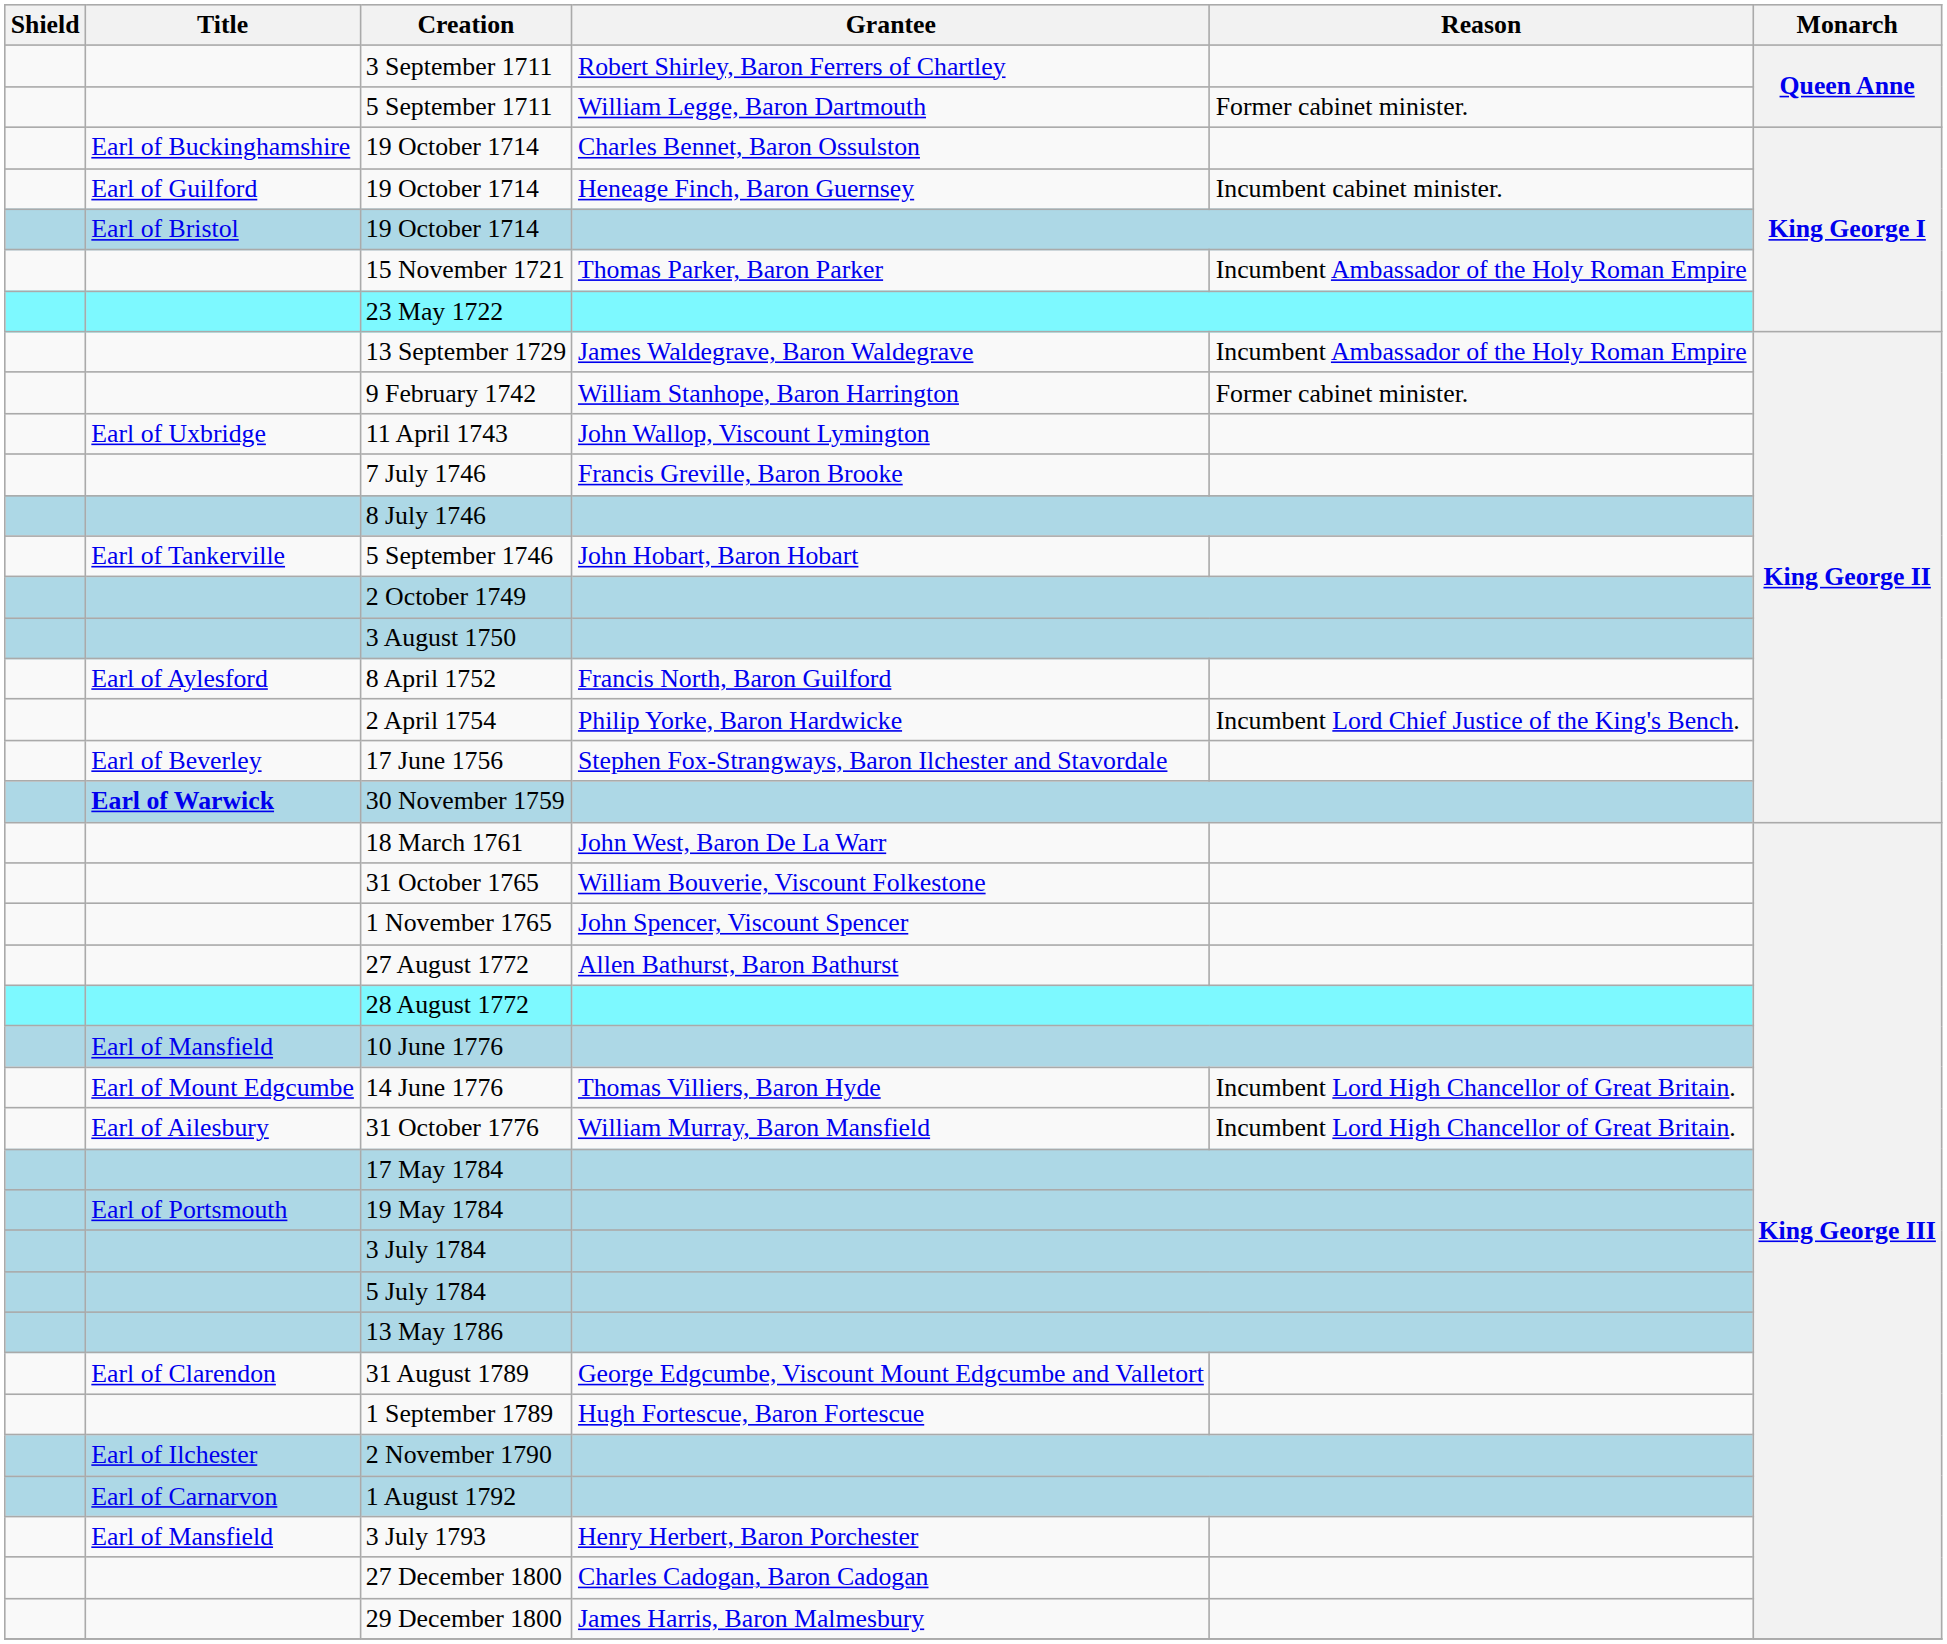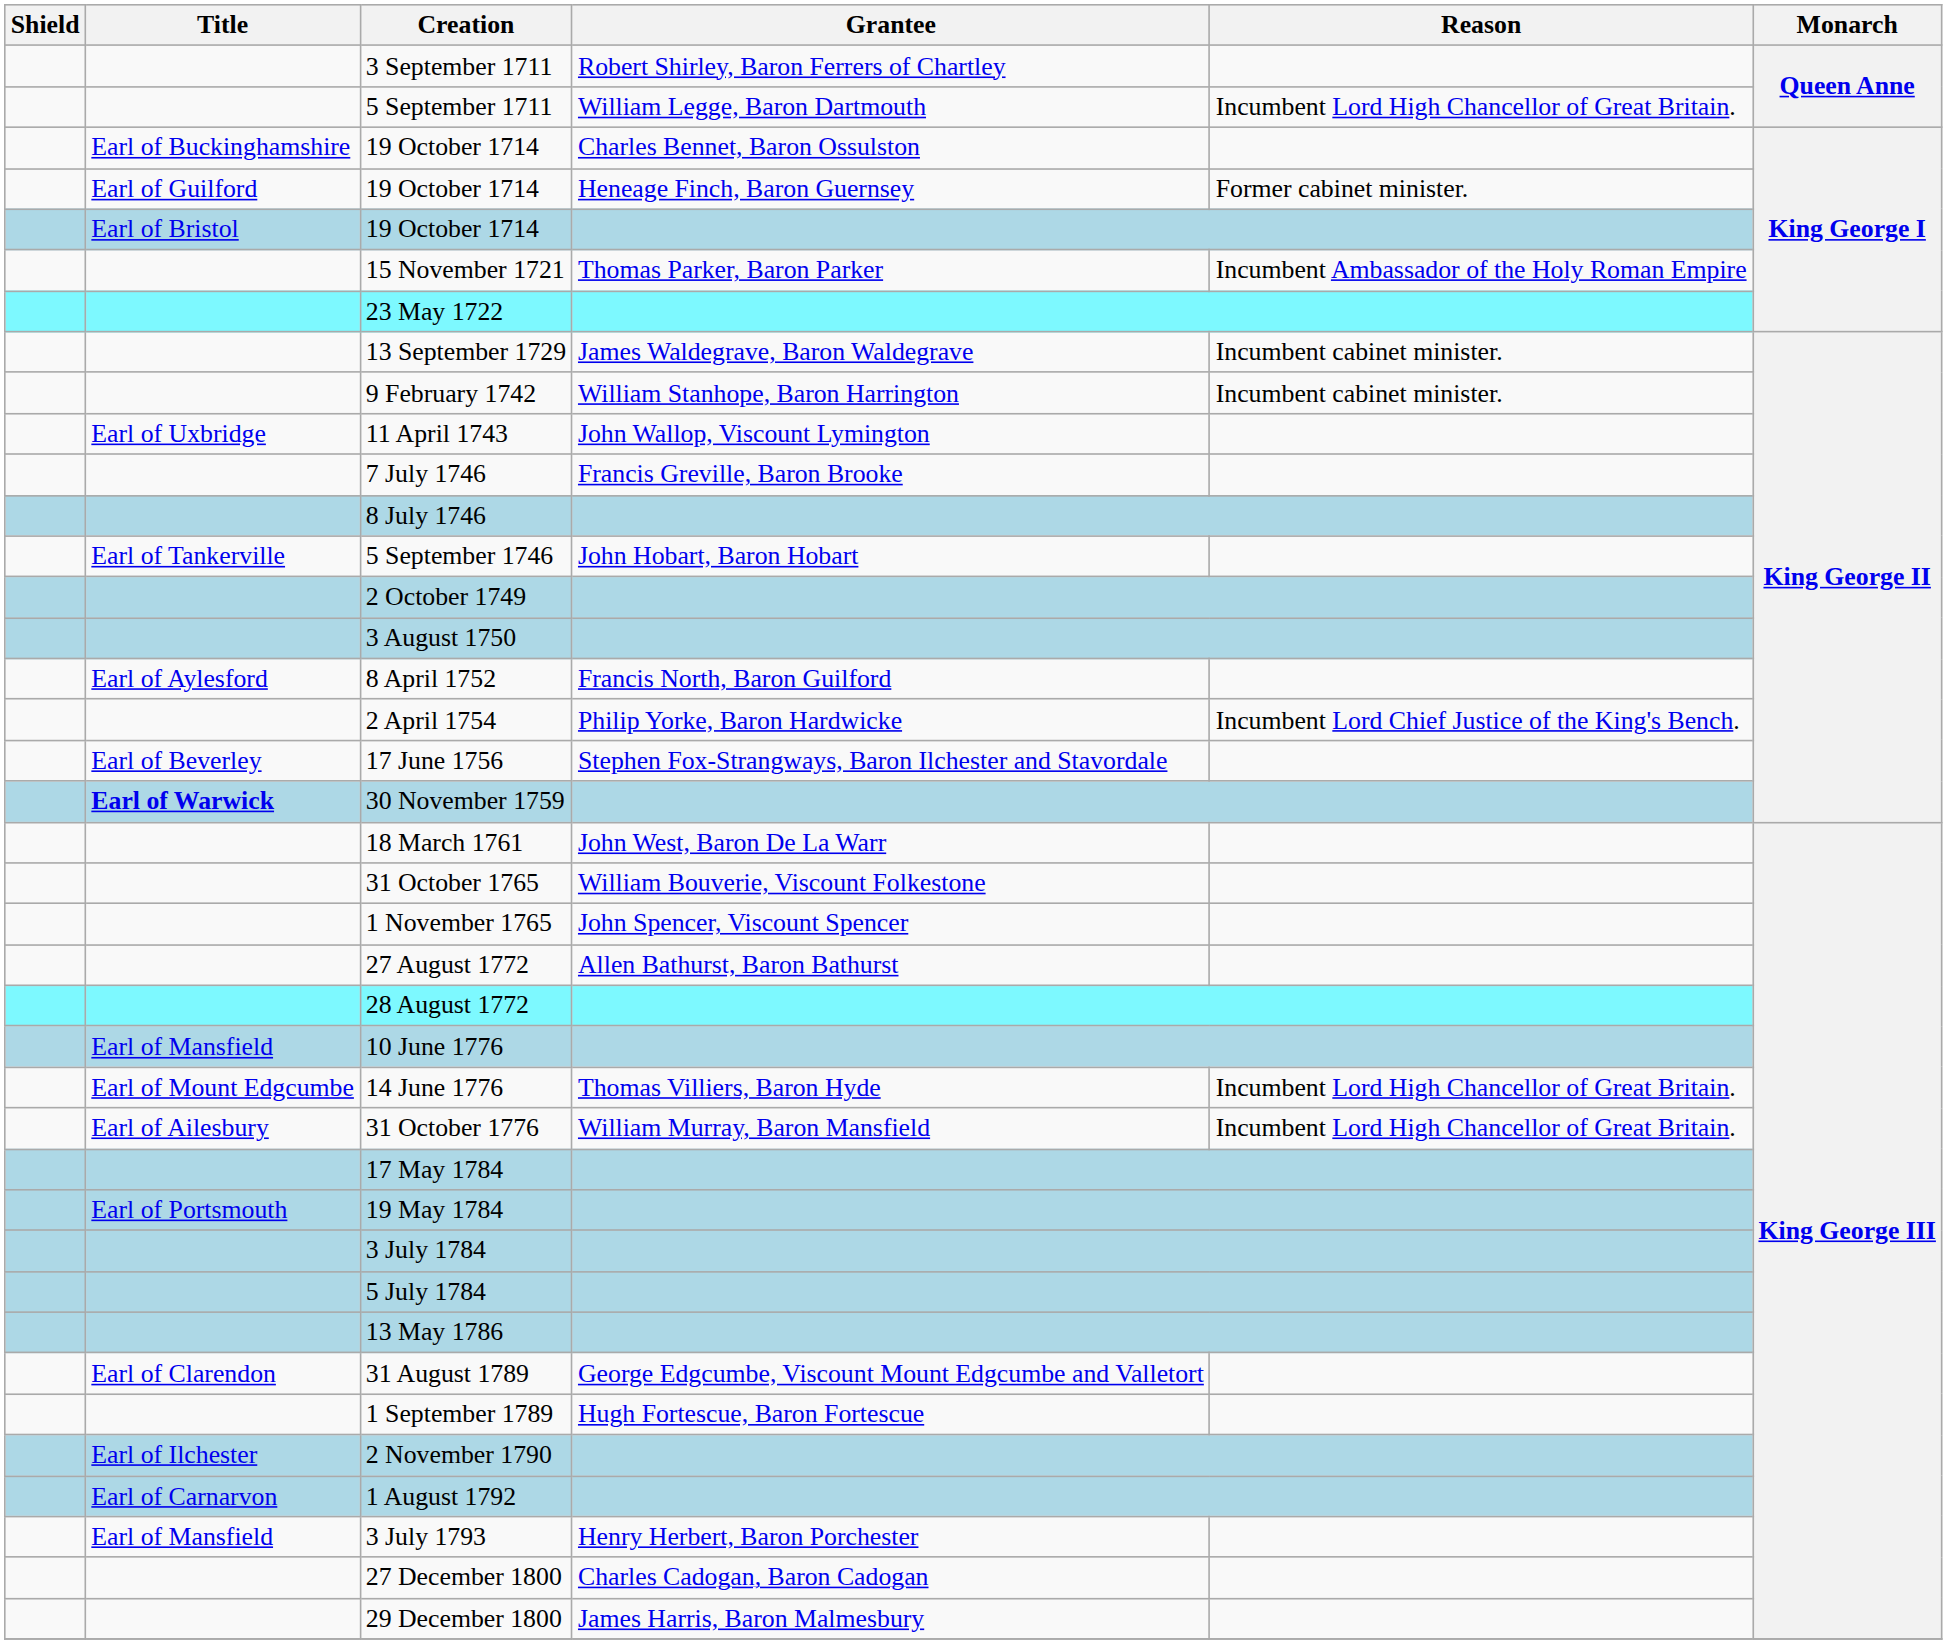(1342, 106) Former cabinet minister. -> (1476, 106) Incumbent Lord High Chancellor of Great Britain.
(1359, 188) Incumbent cabinet minister. -> (1342, 188) Former cabinet minister.
(1481, 351) Incumbent Ambassador of the Holy Roman Empire -> (1359, 351) Incumbent cabinet minister.
(1342, 392) Former cabinet minister. -> (1359, 392) Incumbent cabinet minister.
